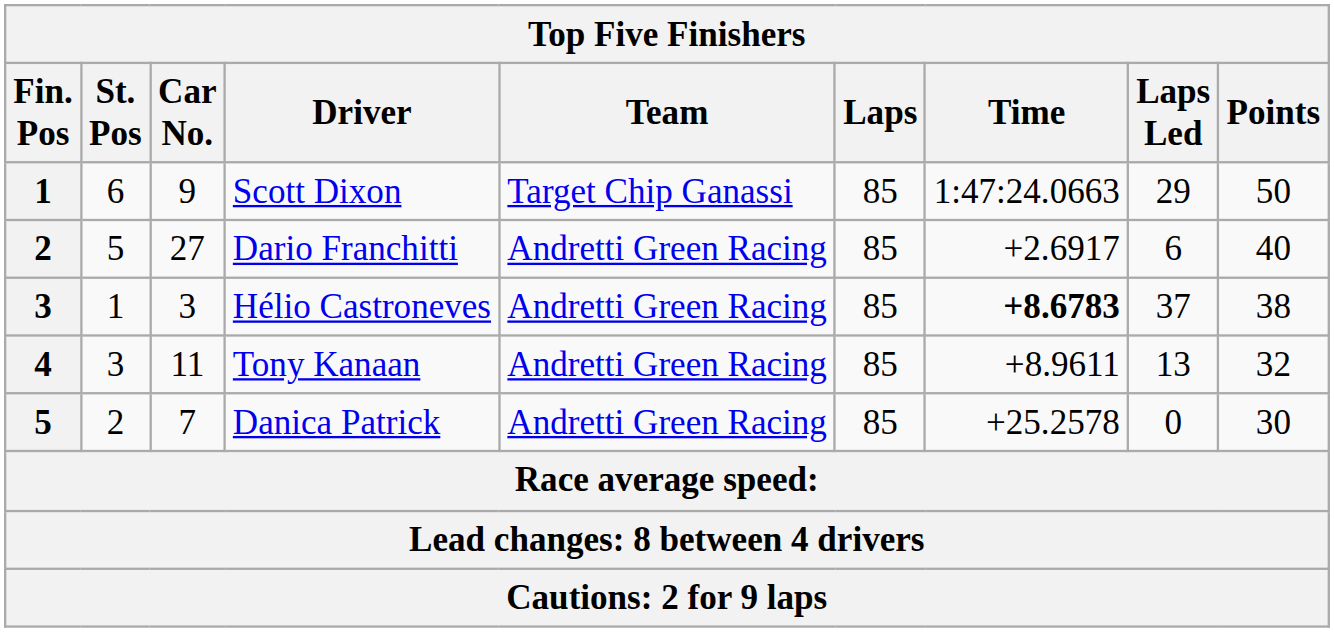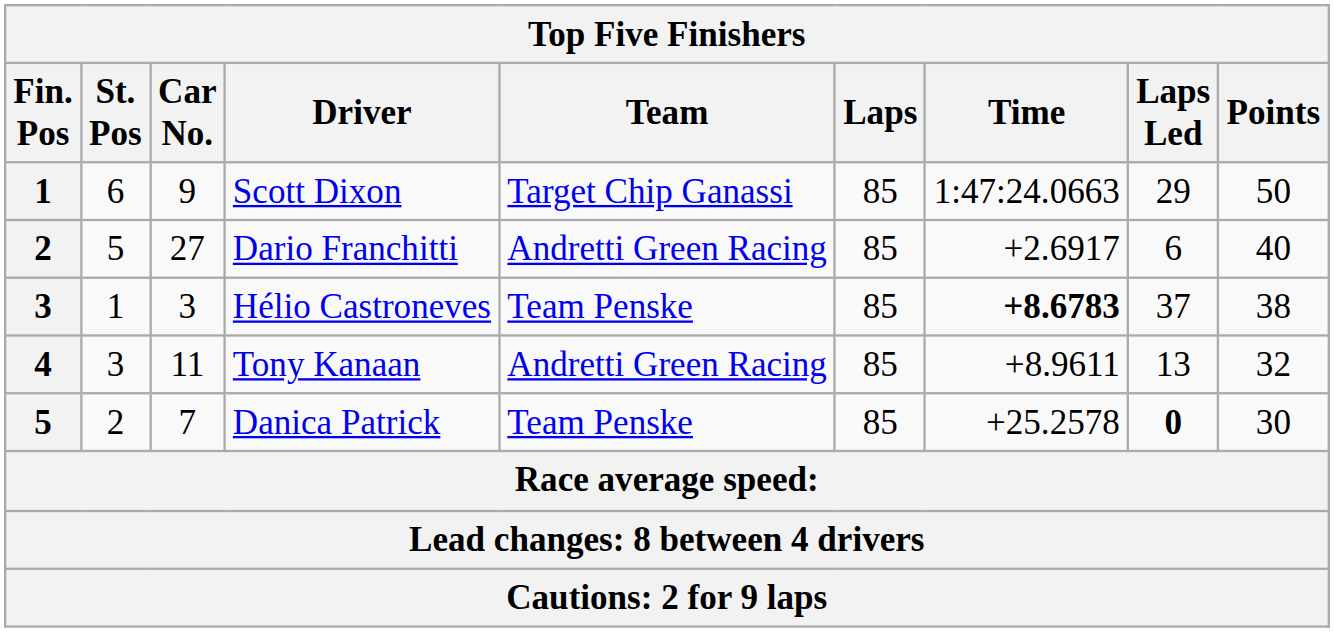(667, 306) Andretti Green Racing -> (600, 306) Team Penske
(667, 422) Andretti Green Racing -> (600, 422) Team Penske
(1173, 422) normal -> (1173, 422) bold
